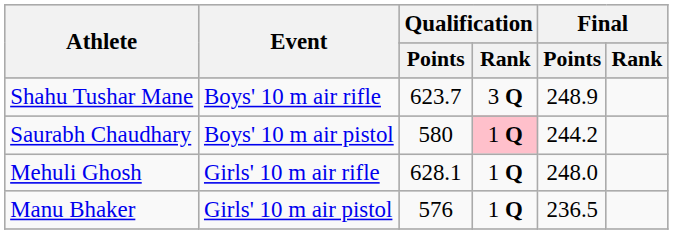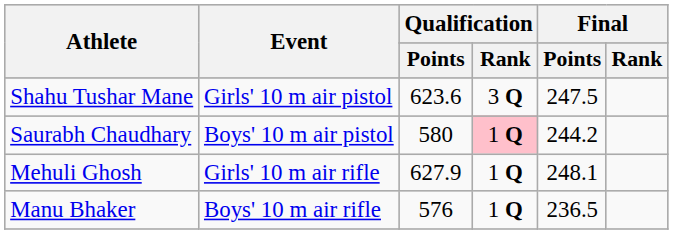(292, 97) Boys' 10 m air rifle -> (298, 97) Girls' 10 m air pistol
(436, 97) 623.7 -> (436, 97) 623.6
(572, 97) 248.9 -> (572, 97) 247.5
(436, 172) 628.1 -> (436, 172) 627.9
(572, 172) 248.0 -> (572, 172) 248.1
(298, 210) Girls' 10 m air pistol -> (292, 210) Boys' 10 m air rifle
